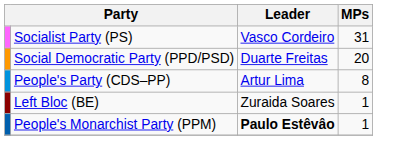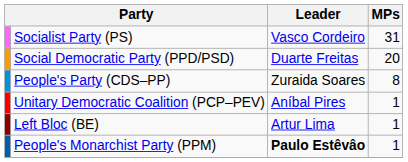(272, 80) Artur Lima -> (318, 80) Zuraida Soares
+ row: (139, 102)
(288, 102) Zuraida Soares -> (303, 124) Artur Lima
